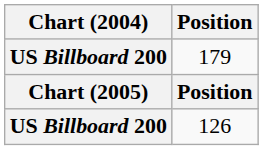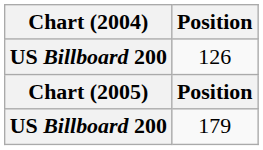rows swapped: (215, 126) <-> (215, 56)
